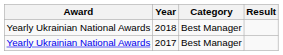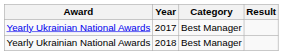rows swapped: (166, 43) <-> (166, 27)
